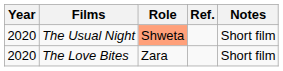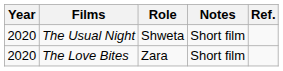columns swapped: (248, 14) <-> (203, 14)
(163, 35) lightsalmon background -> (163, 35) no background
